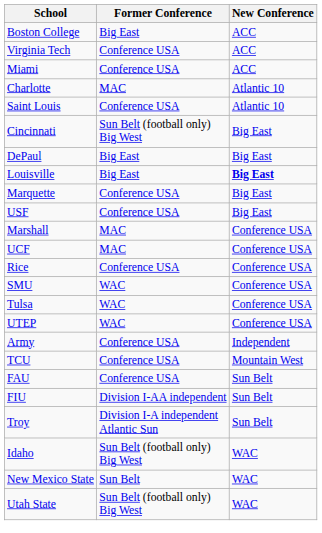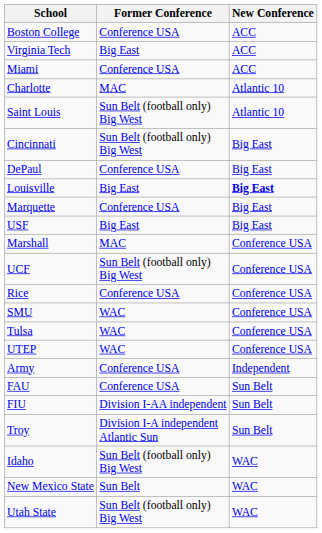(119, 32) Big East -> (139, 32) Conference USA
(139, 50) Conference USA -> (119, 50) Big East
(139, 106) Conference USA -> (155, 112) Sun Belt (football only) Big West
(119, 156) Big East -> (139, 169) Conference USA
(139, 212) Conference USA -> (119, 225) Big East
(113, 249) MAC -> (155, 268) Sun Belt (football only) Big West
- row: (19, 360)
